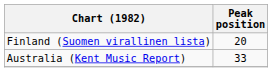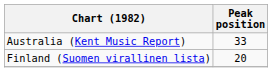rows swapped: (96, 58) <-> (109, 41)
